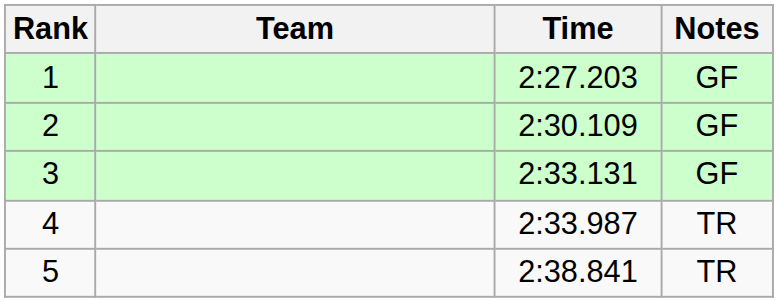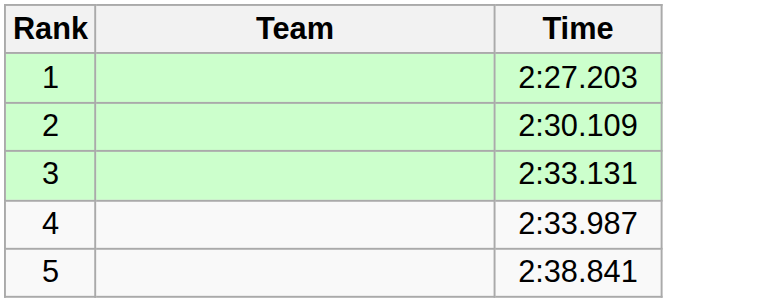- column: (717, 28)
